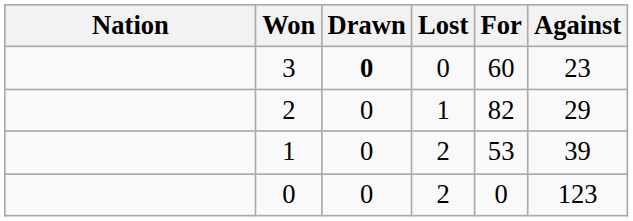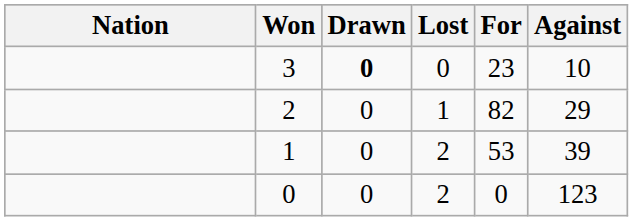(501, 67) 60 -> (501, 67) 23
(578, 67) 23 -> (578, 67) 10
